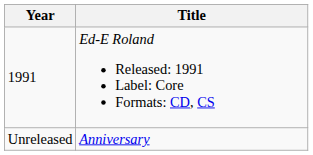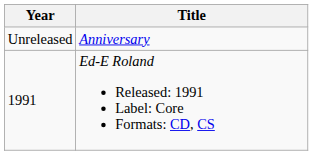rows swapped: (22, 77) <-> (40, 138)
